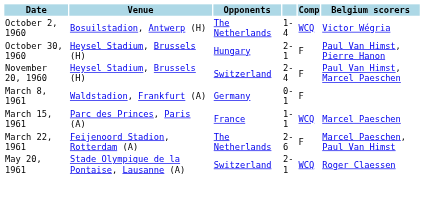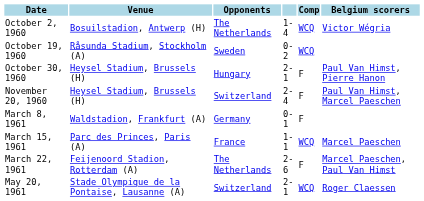+ row: (34, 51)
